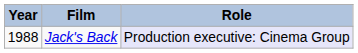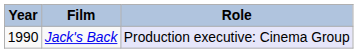(23, 37) 1988 -> (23, 37) 1990
